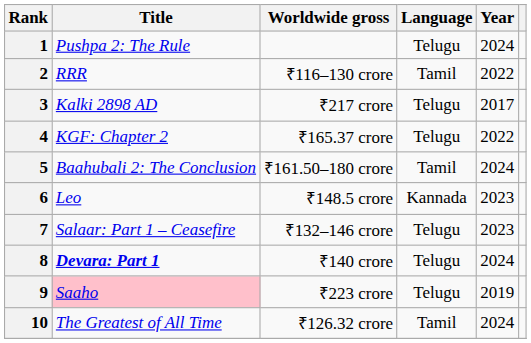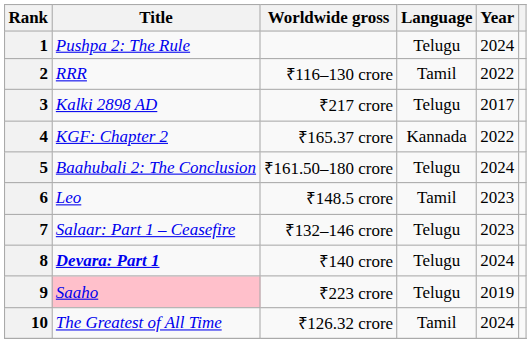(437, 136) Telugu -> (437, 136) Kannada
(437, 167) Tamil -> (437, 167) Telugu
(437, 198) Kannada -> (437, 198) Tamil
